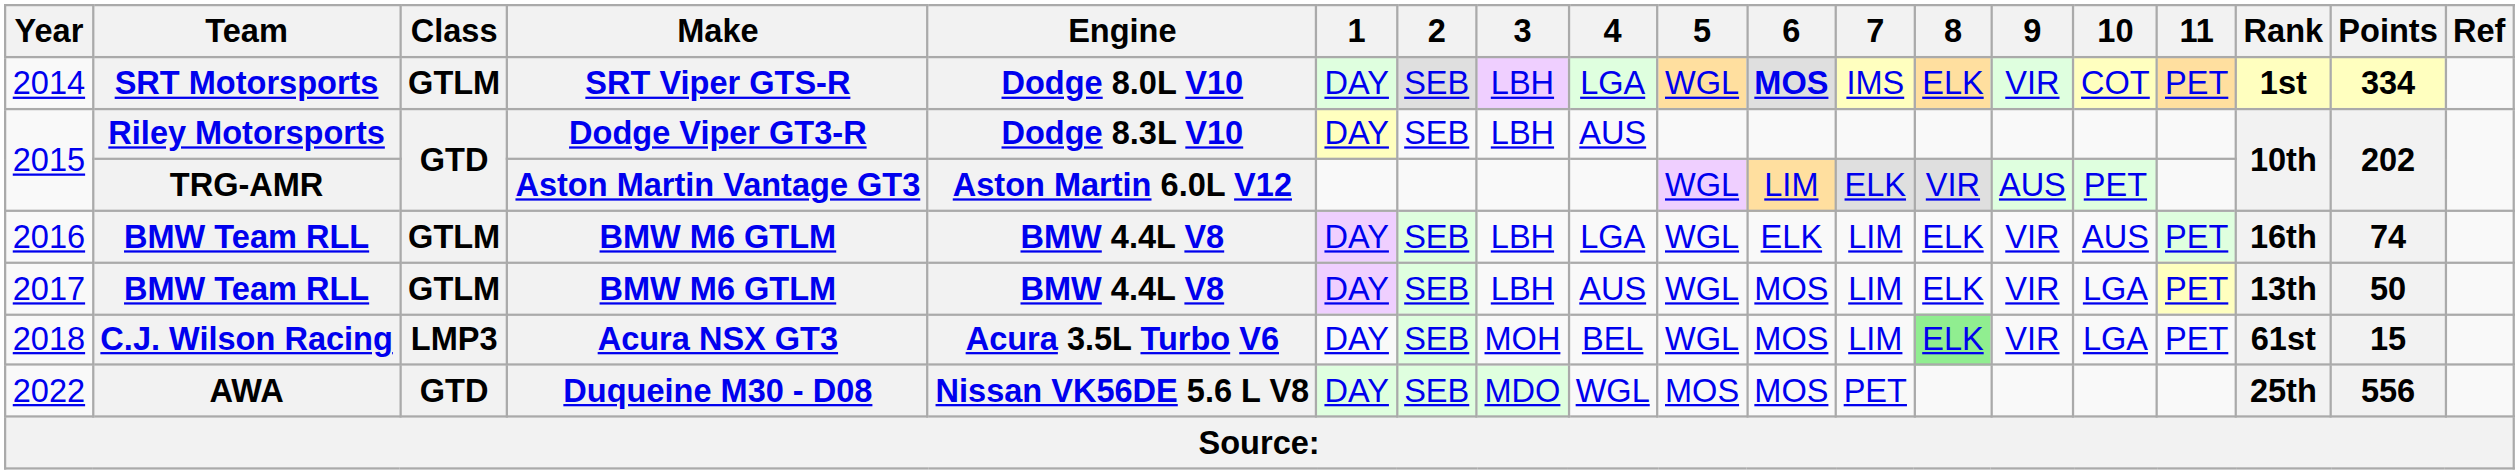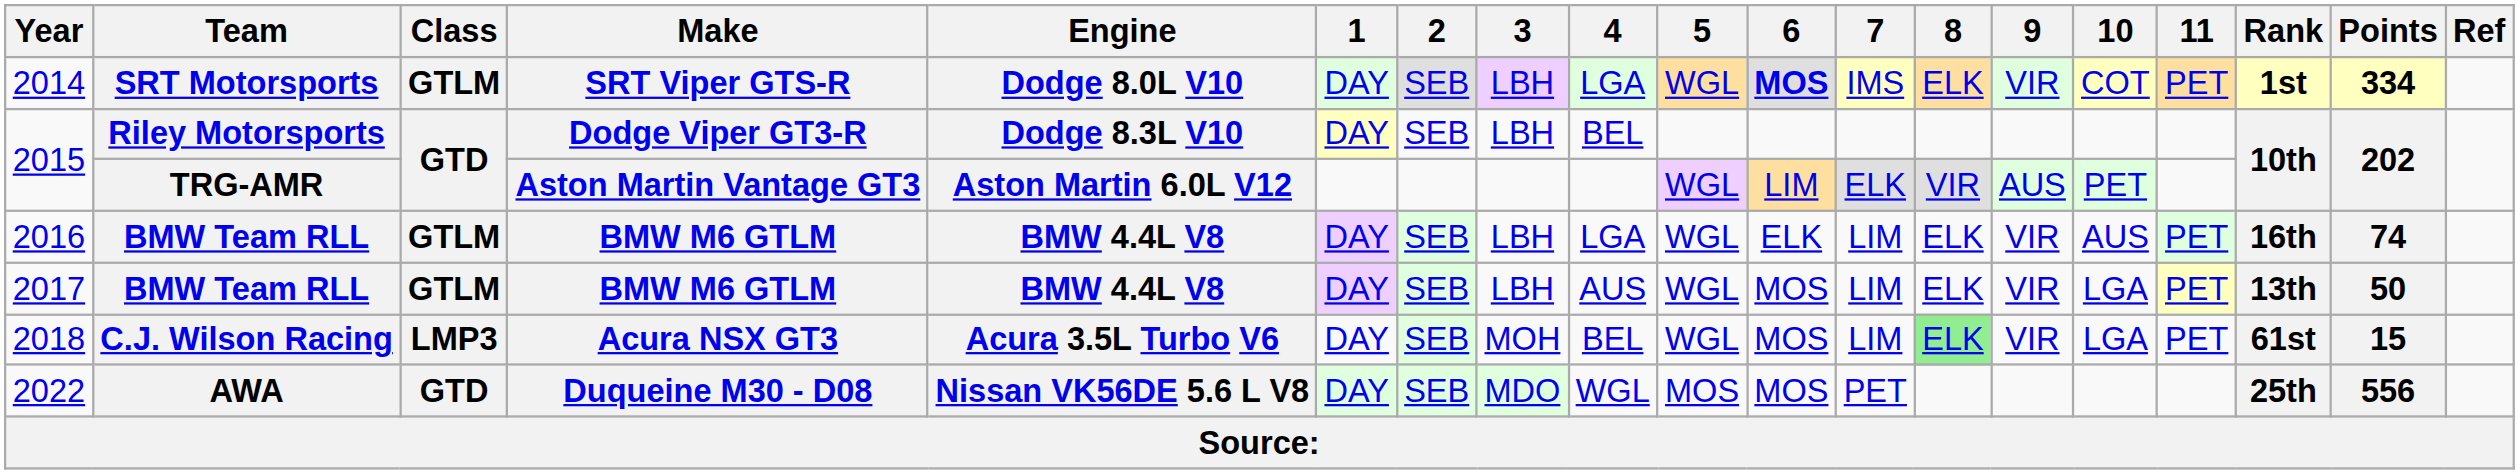(1613, 134) AUS -> (1613, 134) BEL
